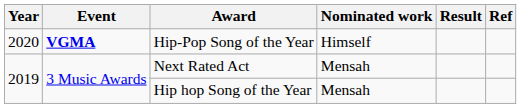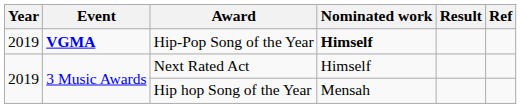(24, 41) 2020 -> (24, 41) 2019
(346, 41) normal -> (347, 41) bold
(345, 66) Mensah -> (346, 66) Himself
